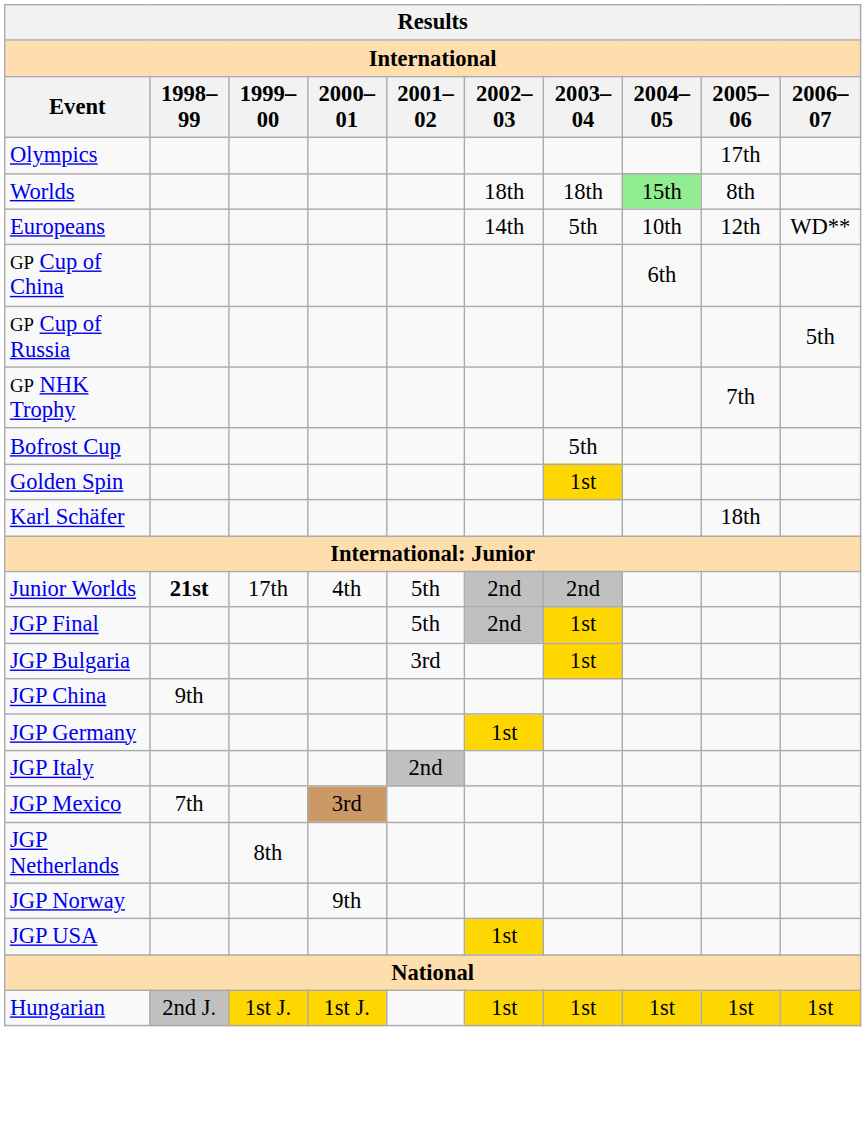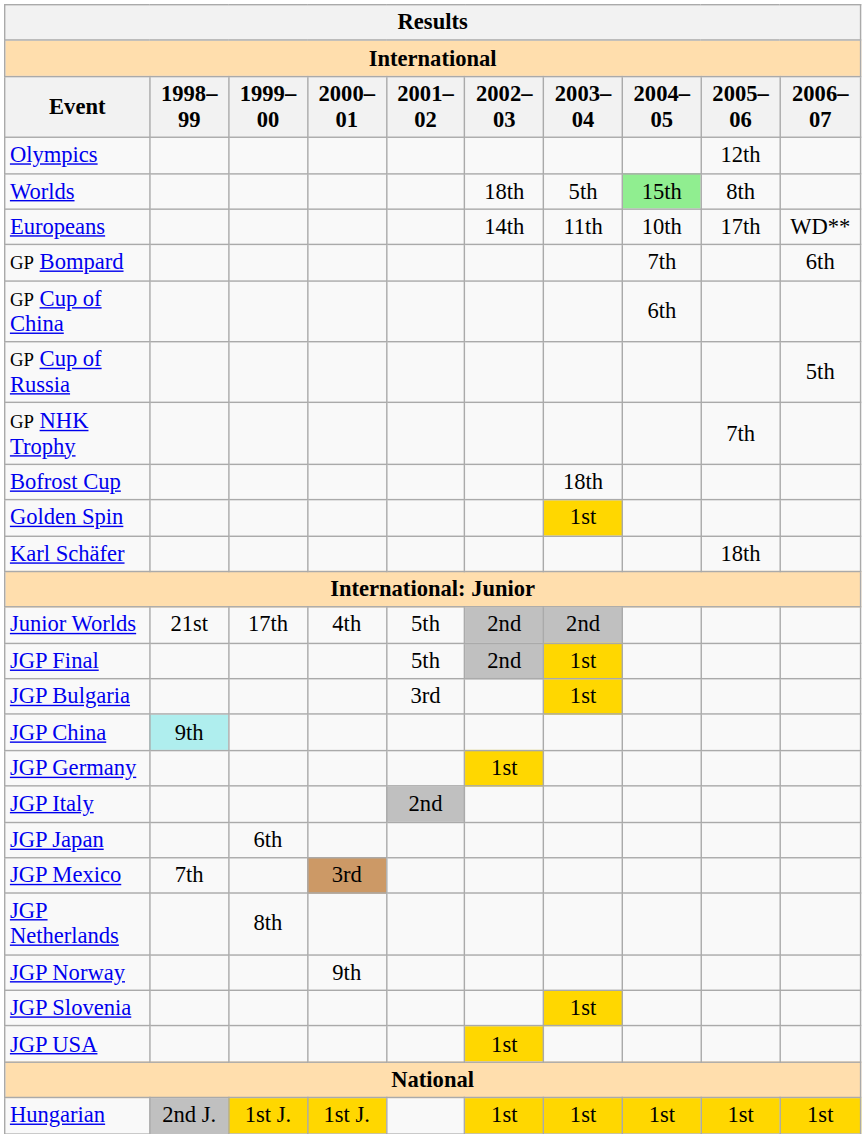(741, 155) 17th -> (741, 155) 12th
(583, 190) 18th -> (583, 190) 5th
(583, 226) 5th -> (583, 226) 11th
(741, 226) 12th -> (741, 226) 17th
+ row: (67, 262)
(583, 445) 5th -> (583, 481) 18th
(189, 589) bold -> (189, 624) normal
(189, 696) no background -> (189, 732) paleturquoise background
+ row: (57, 839)
+ row: (71, 1007)
